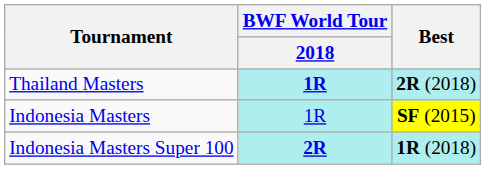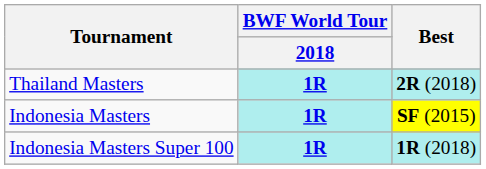(315, 116) normal -> (315, 116) bold
(315, 148) 2R -> (315, 148) 1R
